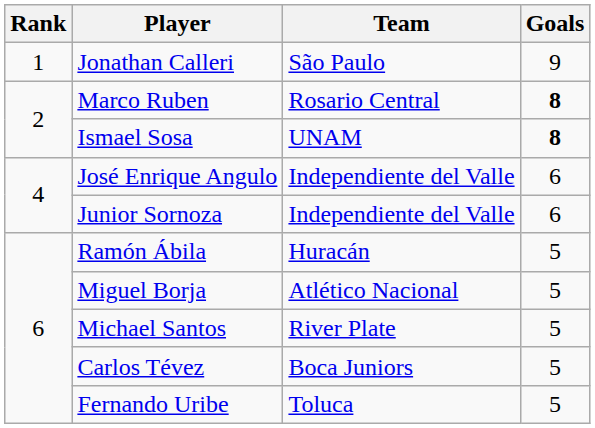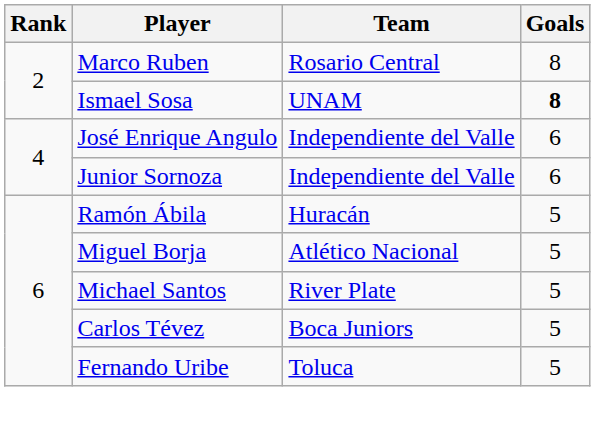- row: (156, 61)
(555, 99) bold -> (555, 61) normal
